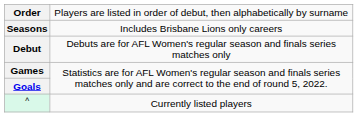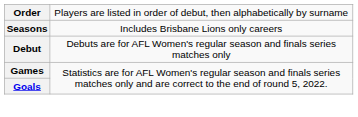- row: (27, 101)
